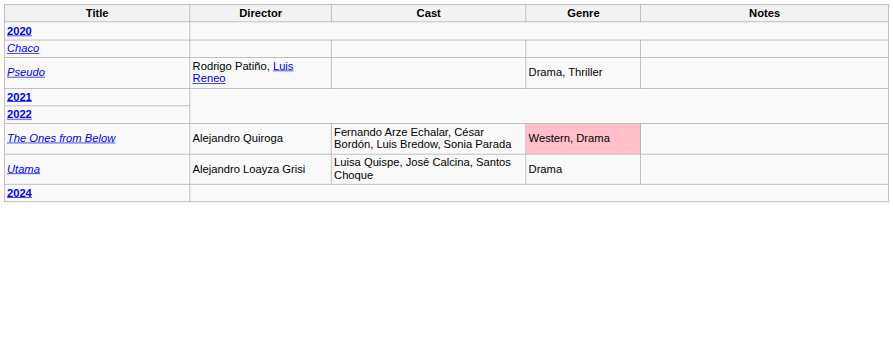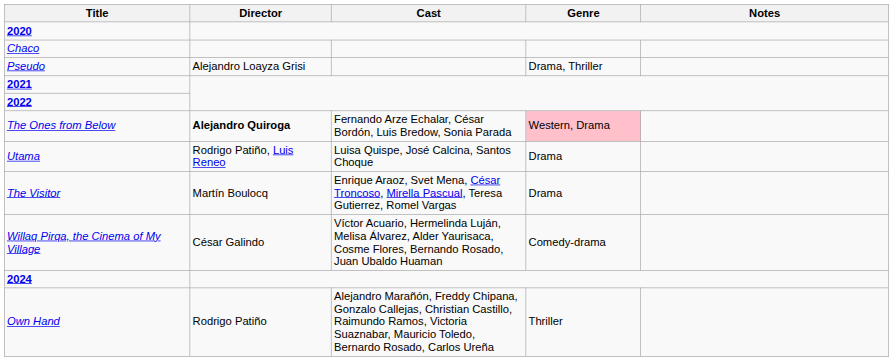(243, 72) Rodrigo Patiño, Luis Reneo -> (249, 66) Alejandro Loayza Grisi
(238, 138) normal -> (241, 126) bold
(249, 169) Alejandro Loayza Grisi -> (243, 156) Rodrigo Patiño, Luis Reneo
+ row: (34, 193)
+ row: (84, 242)
+ row: (33, 322)
